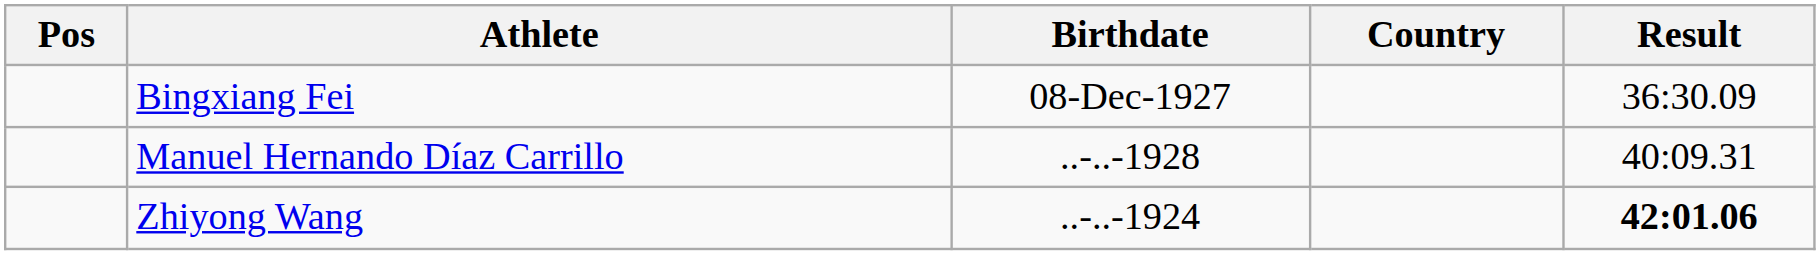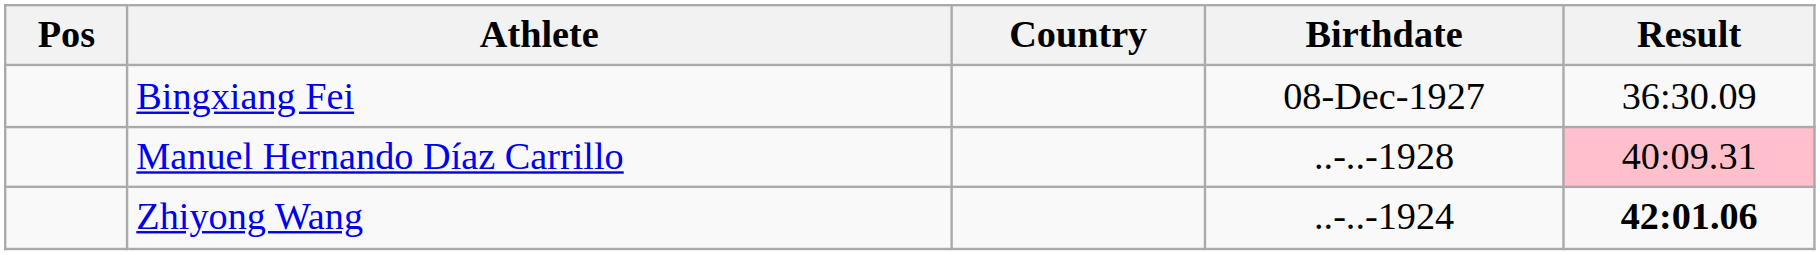columns swapped: (1130, 34) <-> (1436, 34)
(1689, 156) no background -> (1689, 156) pink background
